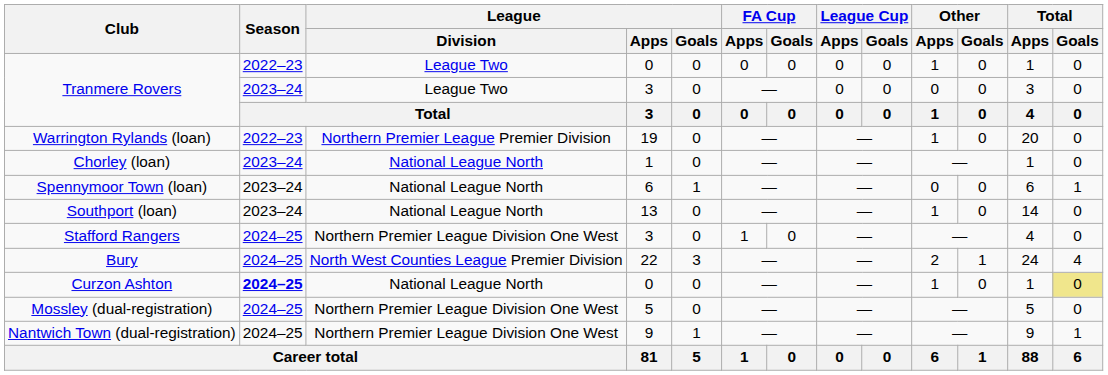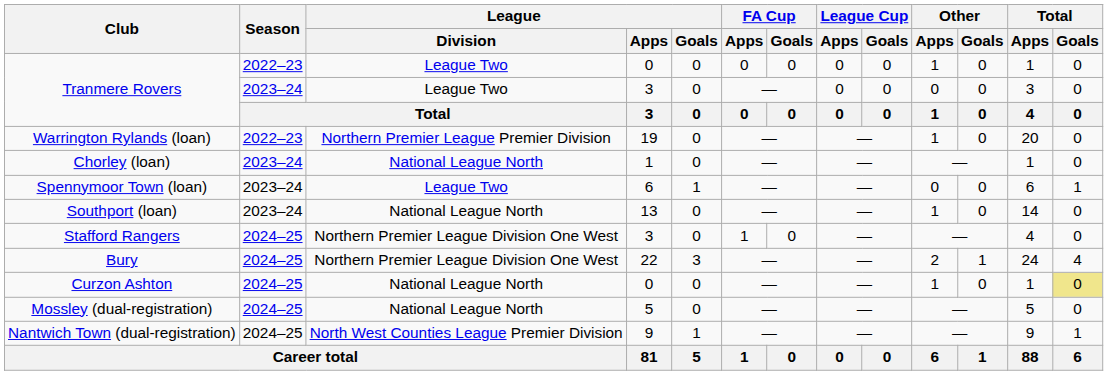(466, 187) National League North -> (466, 187) League Two
(466, 260) North West Counties League Premier Division -> (466, 260) Northern Premier League Division One West
(273, 284) bold -> (273, 284) normal
(466, 308) Northern Premier League Division One West -> (466, 308) National League North
(466, 333) Northern Premier League Division One West -> (466, 333) North West Counties League Premier Division
